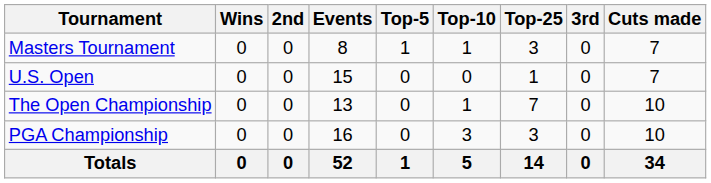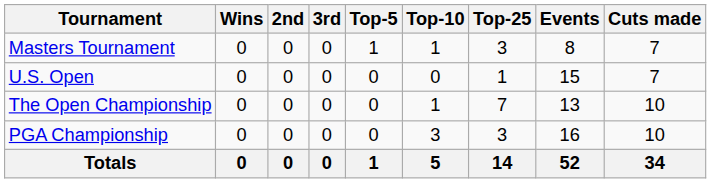columns swapped: (585, 18) <-> (343, 18)
